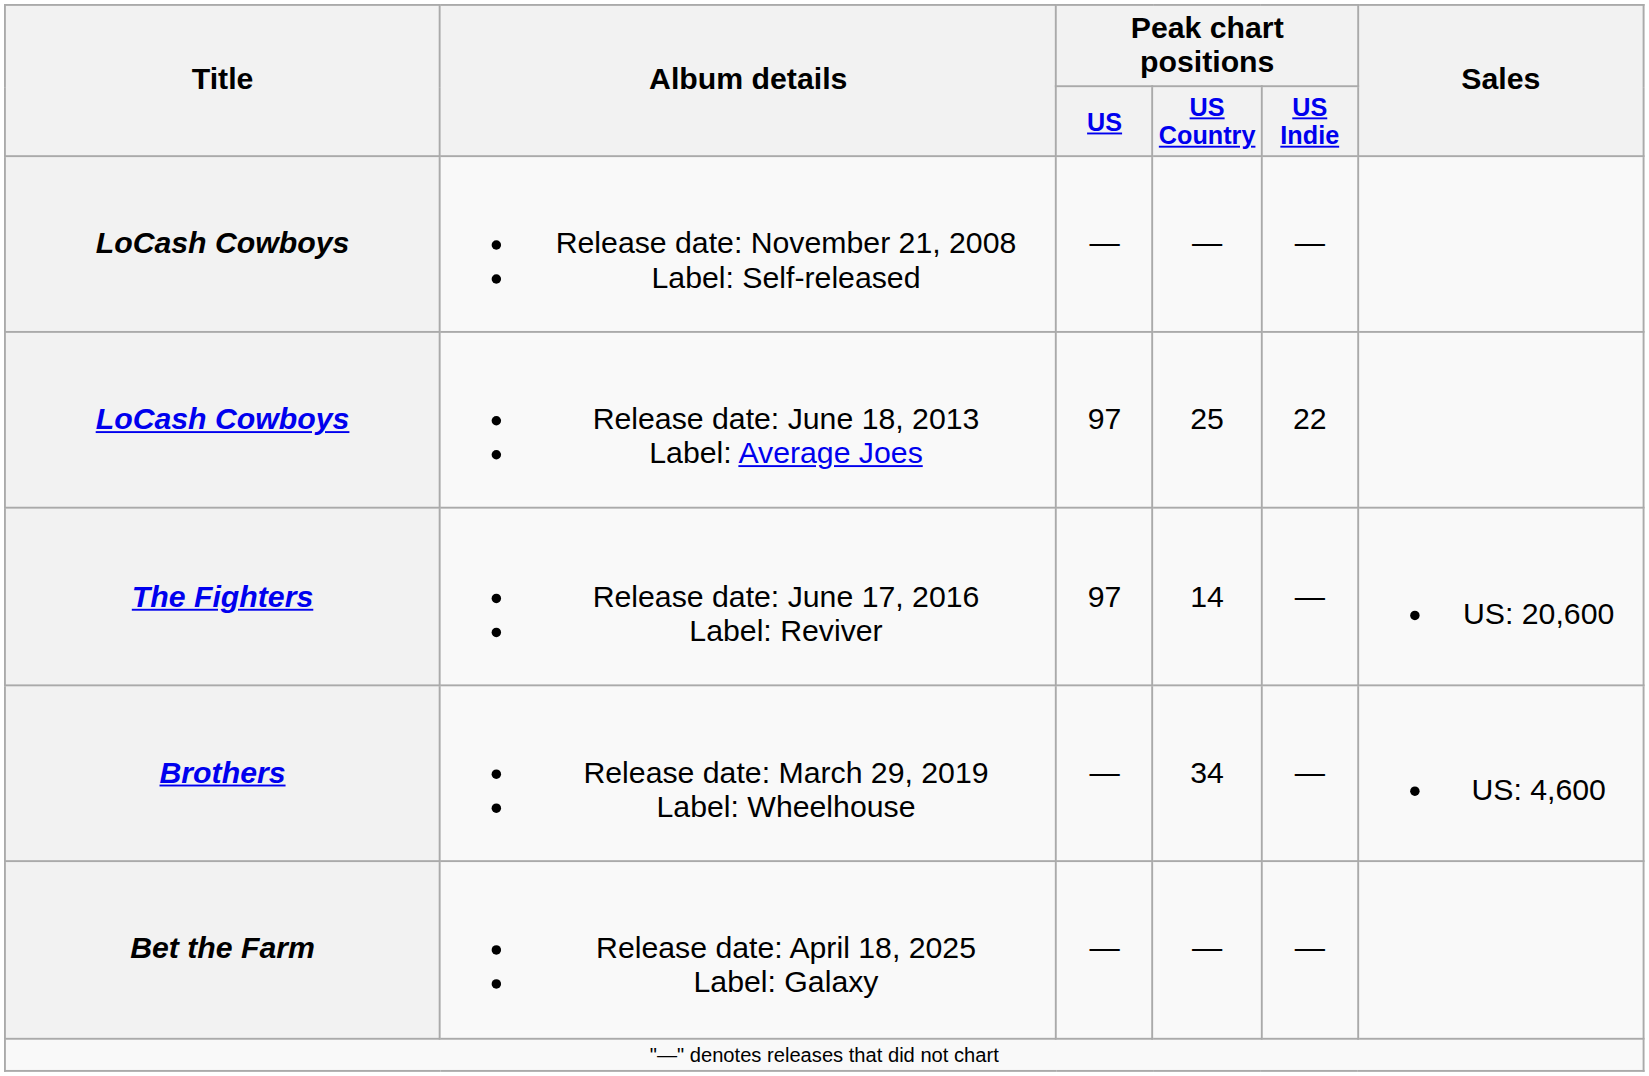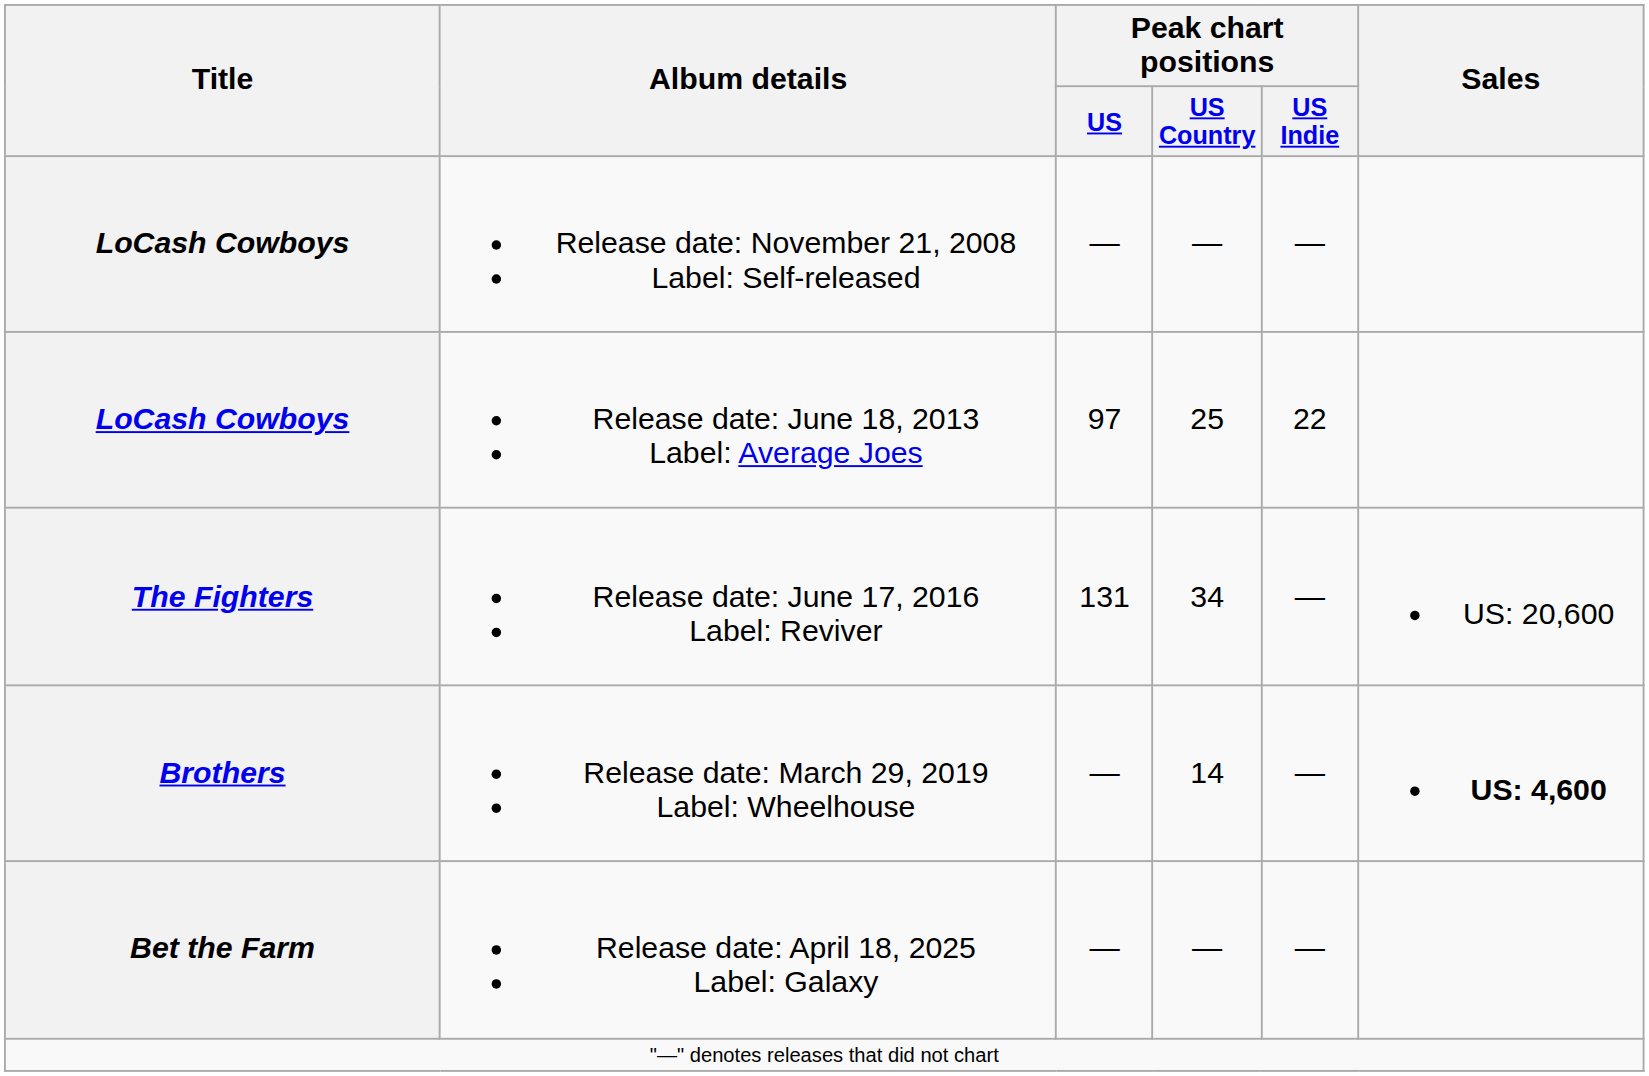(1105, 596) 97 -> (1105, 596) 131
(1207, 596) 14 -> (1207, 596) 34
(1207, 772) 34 -> (1207, 772) 14
(1501, 790) normal -> (1501, 790) bold
